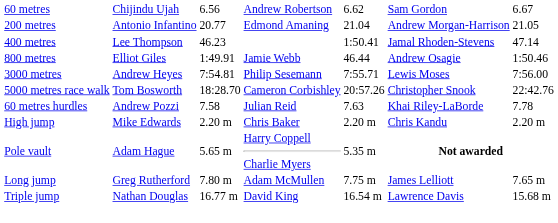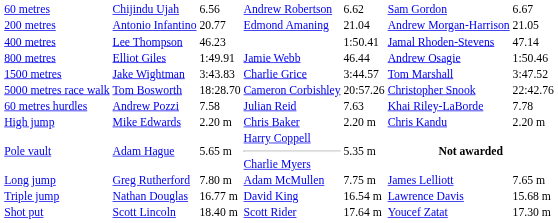+ row: (33, 74)
- row: (33, 74)
+ row: (24, 212)
